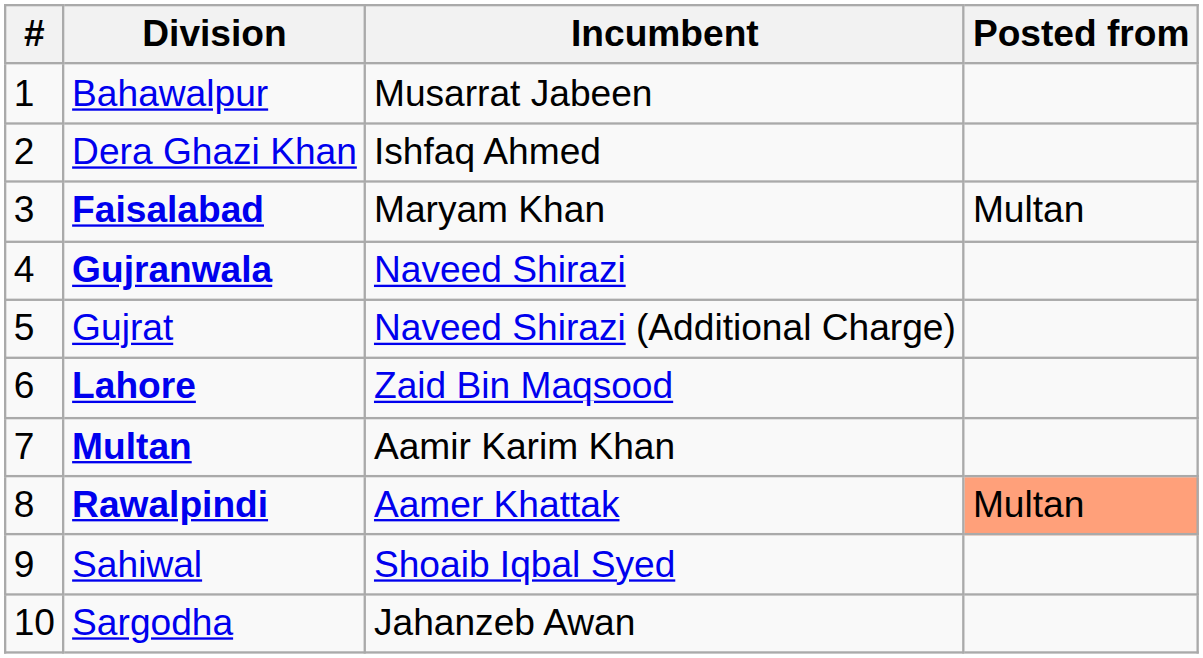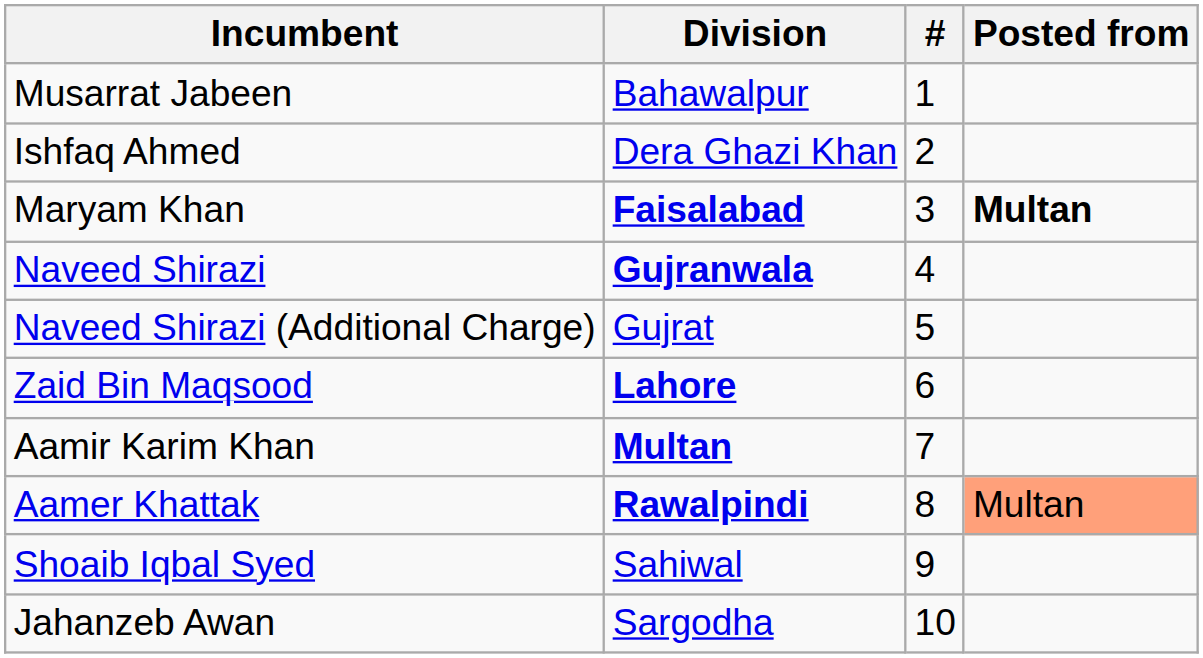columns swapped: (34, 33) <-> (665, 33)
(1029, 210) normal -> (1033, 210) bold
